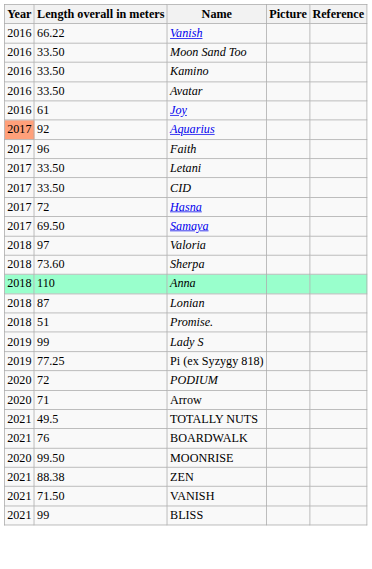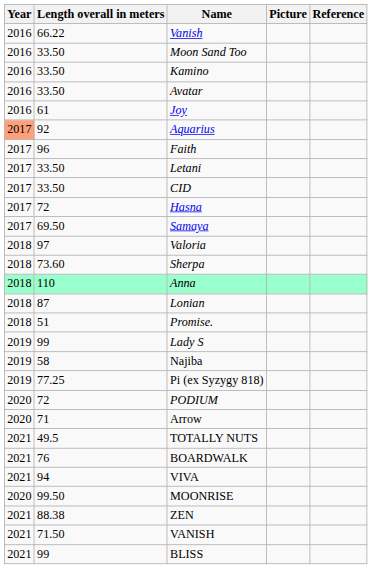+ row: (186, 361)
+ row: (184, 476)
